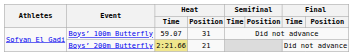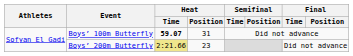(171, 33) normal -> (171, 33) bold
(206, 45) 21 -> (206, 45) 23
